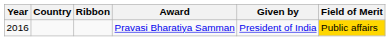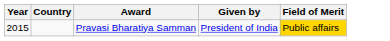- column: (93, 12)
(18, 28) 2016 -> (18, 28) 2015
